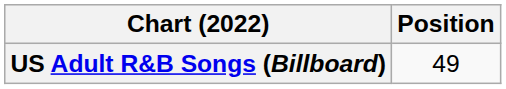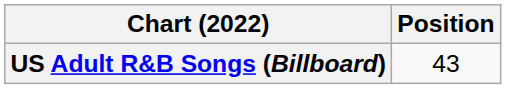(446, 63) 49 -> (446, 63) 43
